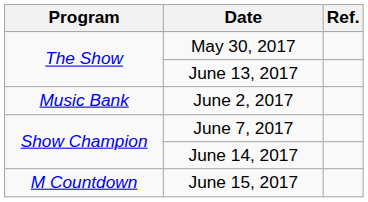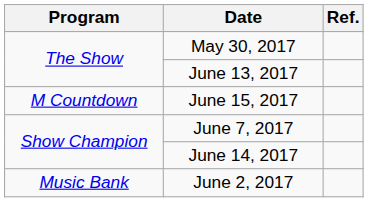rows swapped: (243, 100) <-> (243, 182)
